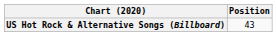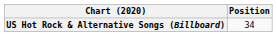(249, 25) 43 -> (249, 25) 34
